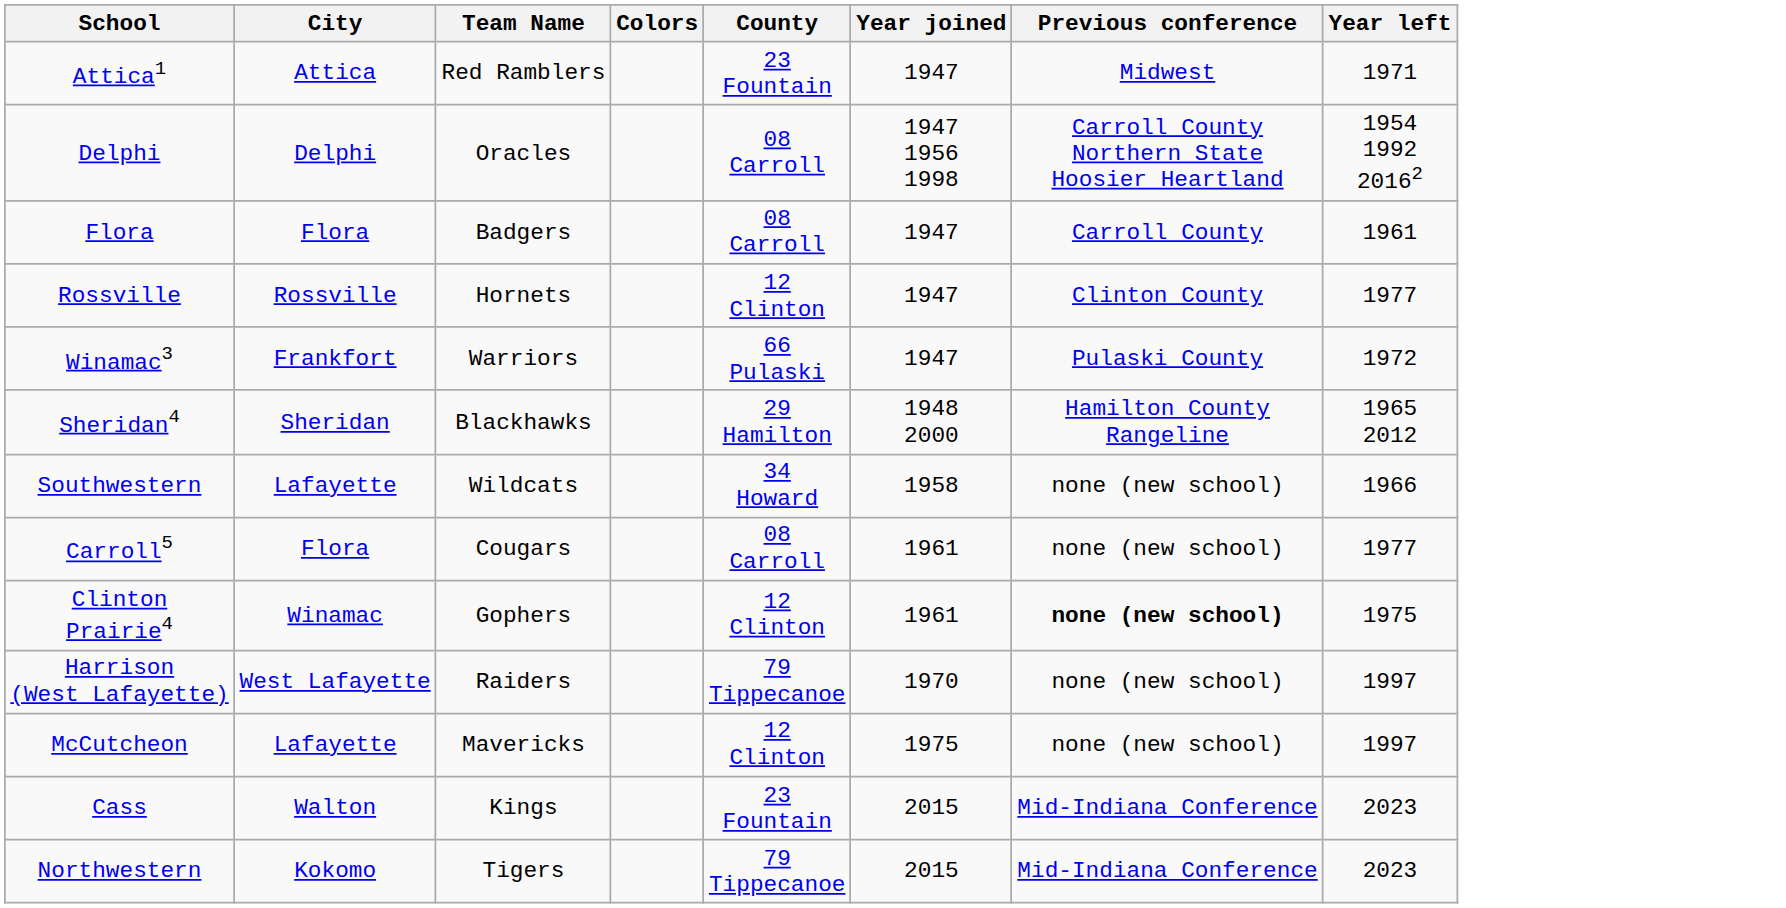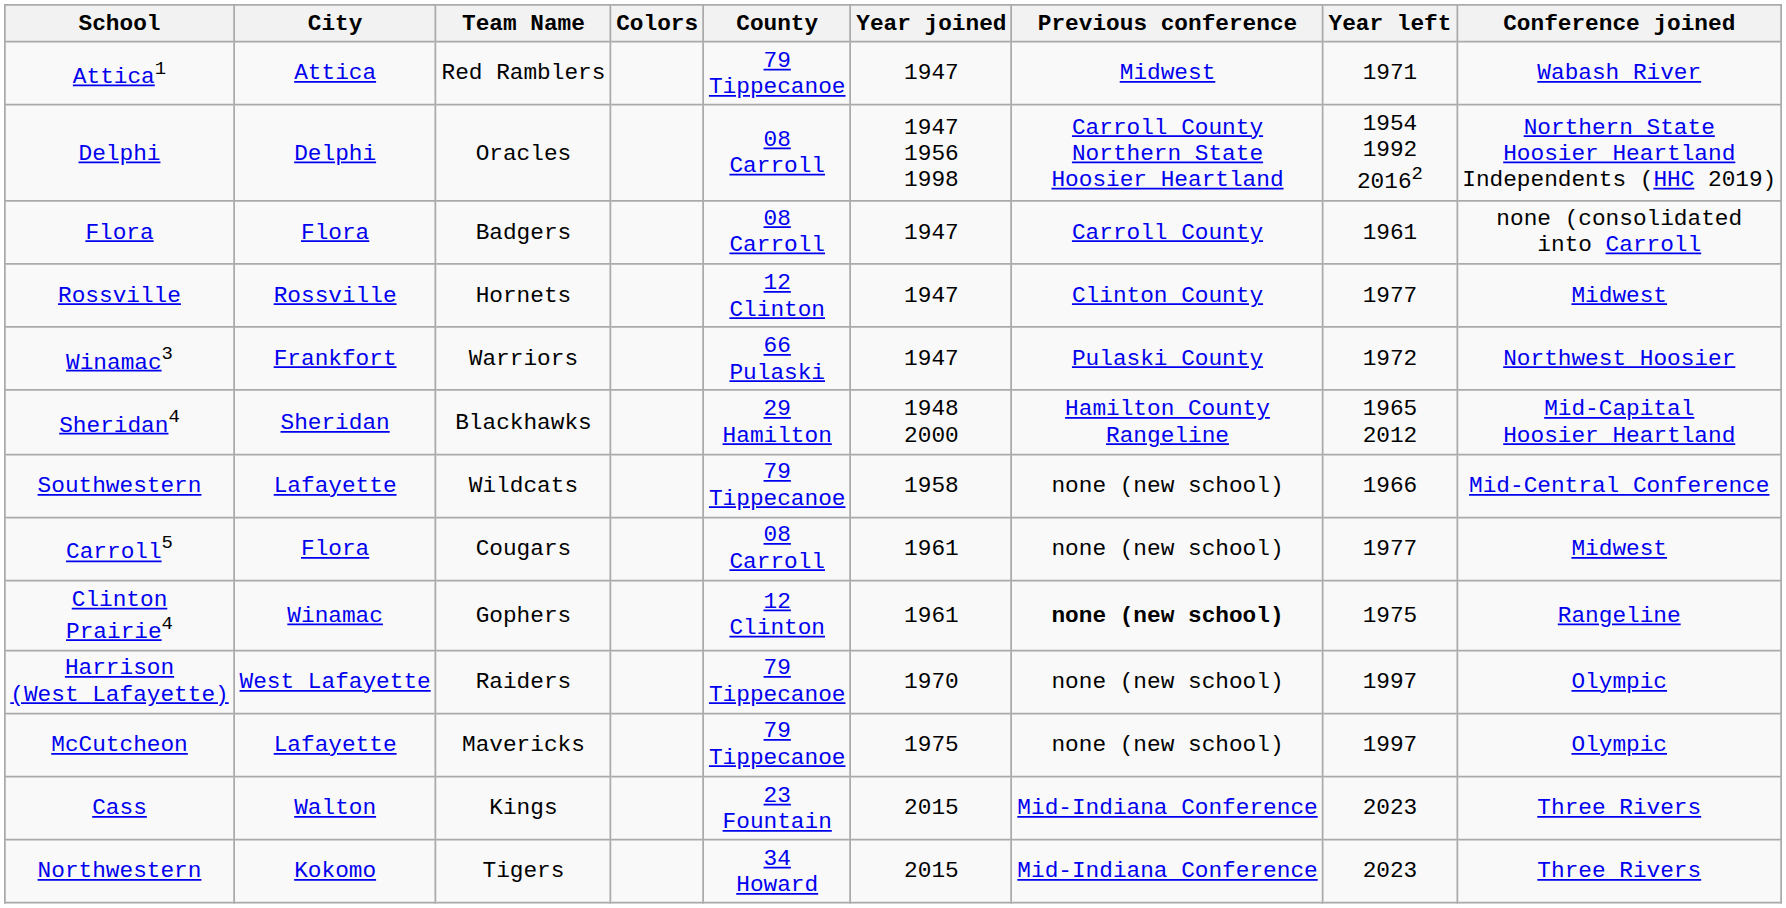+ column: (1619, 23)
(777, 74) 23 Fountain -> (777, 74) 79 Tippecanoe
(777, 486) 34 Howard -> (777, 486) 79 Tippecanoe
(777, 745) 12 Clinton -> (777, 745) 79 Tippecanoe
(777, 871) 79 Tippecanoe -> (777, 871) 34 Howard
